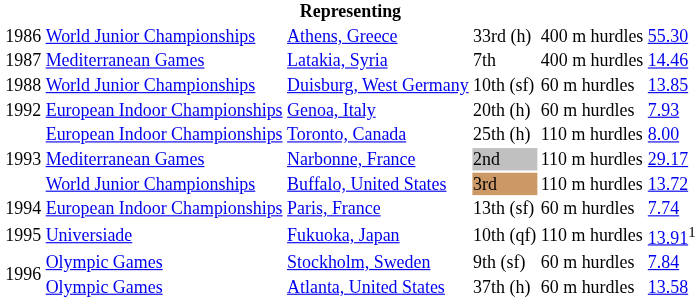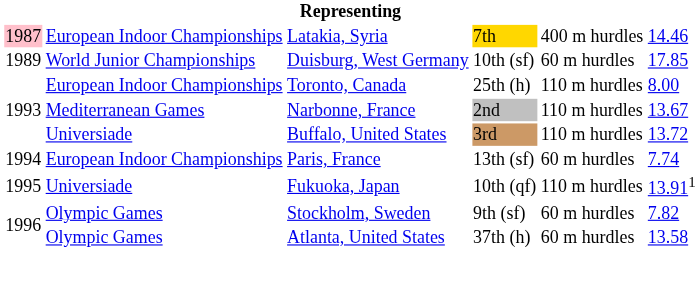- row: (342, 36)
(23, 60) no background -> (23, 36) pink background
(125, 60) Mediterranean Games -> (164, 36) European Indoor Championships
(485, 60) no background -> (485, 36) gold background
(23, 85) 1988 -> (23, 60) 1989
(668, 85) 13.85 -> (668, 60) 17.85
- row: (331, 109)
(668, 159) 29.17 -> (668, 109) 13.67
(150, 183) World Junior Championships -> (89, 134) Universiade
(664, 262) 7.84 -> (664, 213) 7.82
